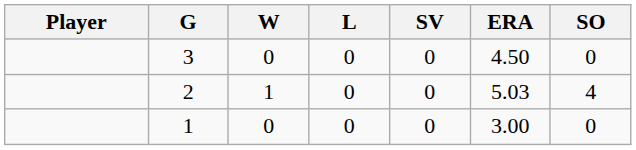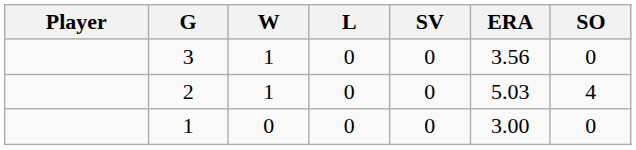(269, 56) 0 -> (269, 56) 1
(510, 56) 4.50 -> (510, 56) 3.56
